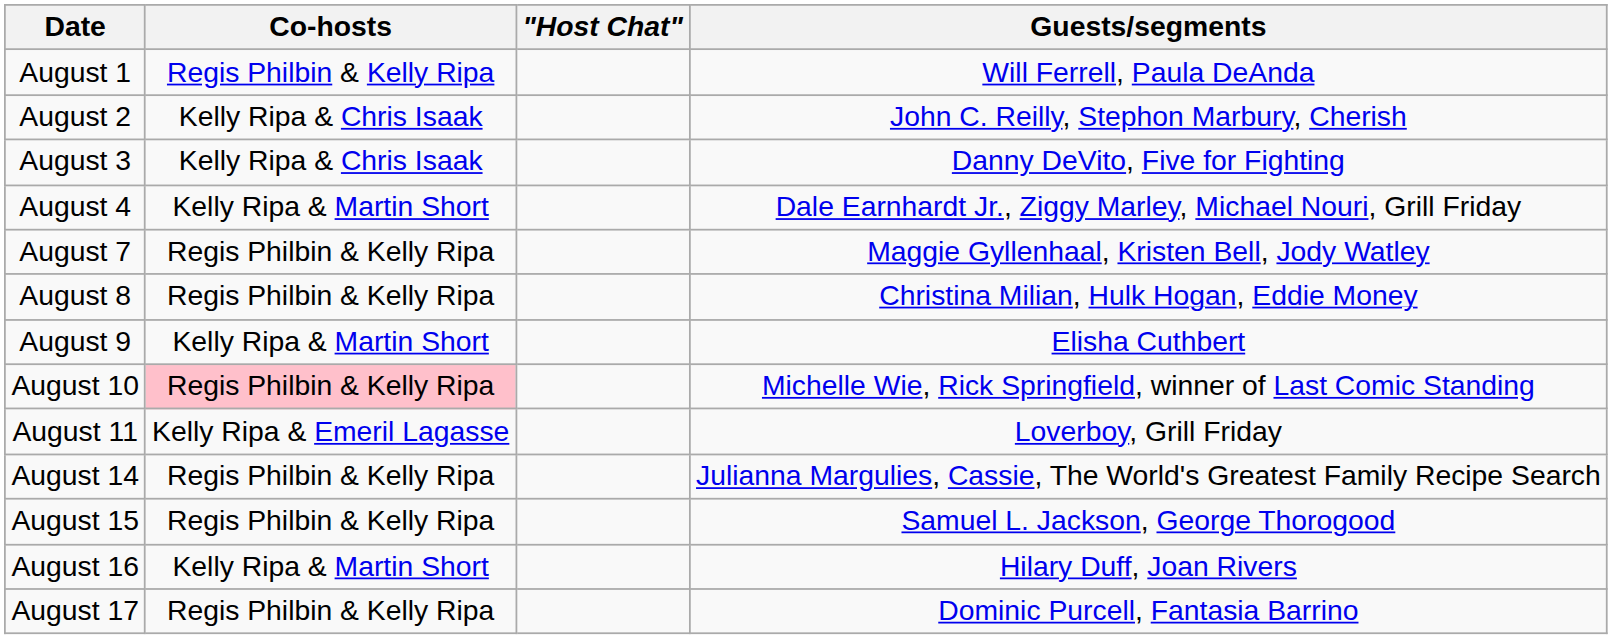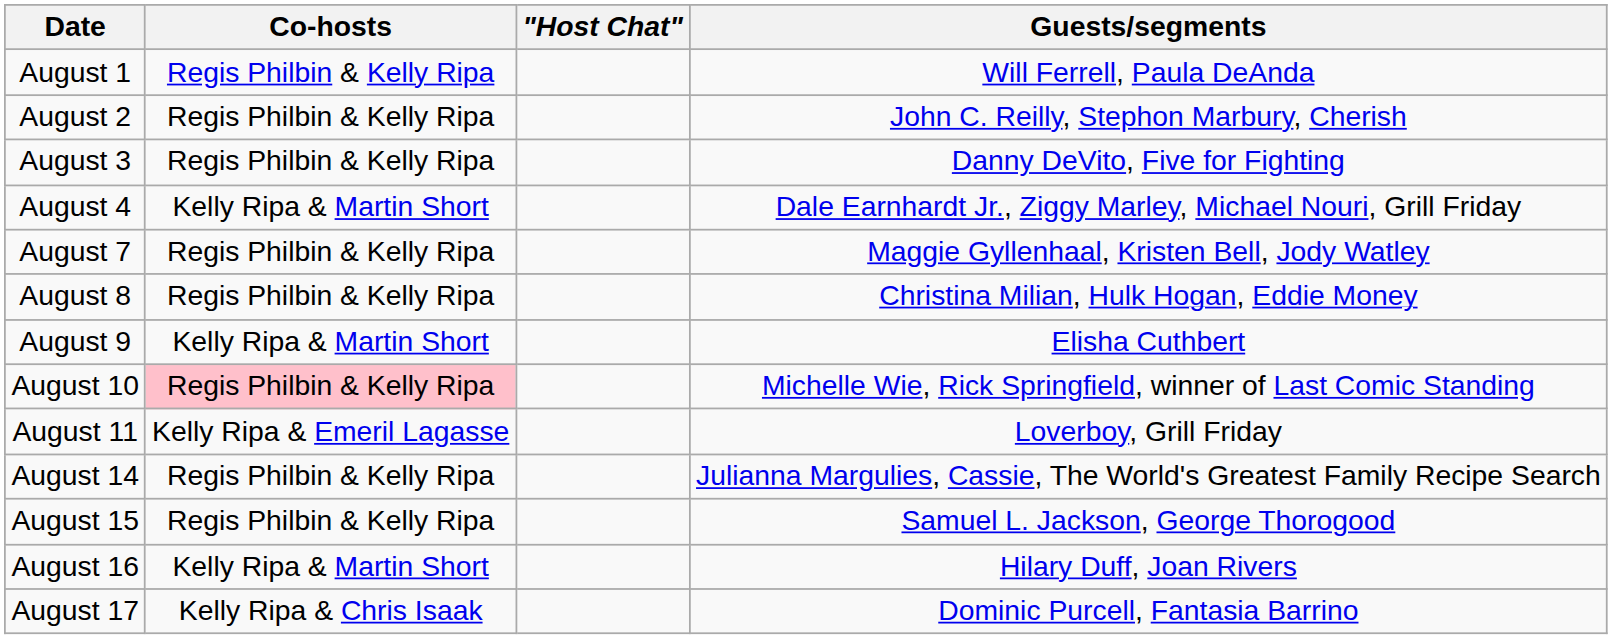(331, 116) Kelly Ripa & Chris Isaak -> (331, 116) Regis Philbin & Kelly Ripa
(331, 161) Kelly Ripa & Chris Isaak -> (331, 161) Regis Philbin & Kelly Ripa
(331, 610) Regis Philbin & Kelly Ripa -> (331, 610) Kelly Ripa & Chris Isaak
